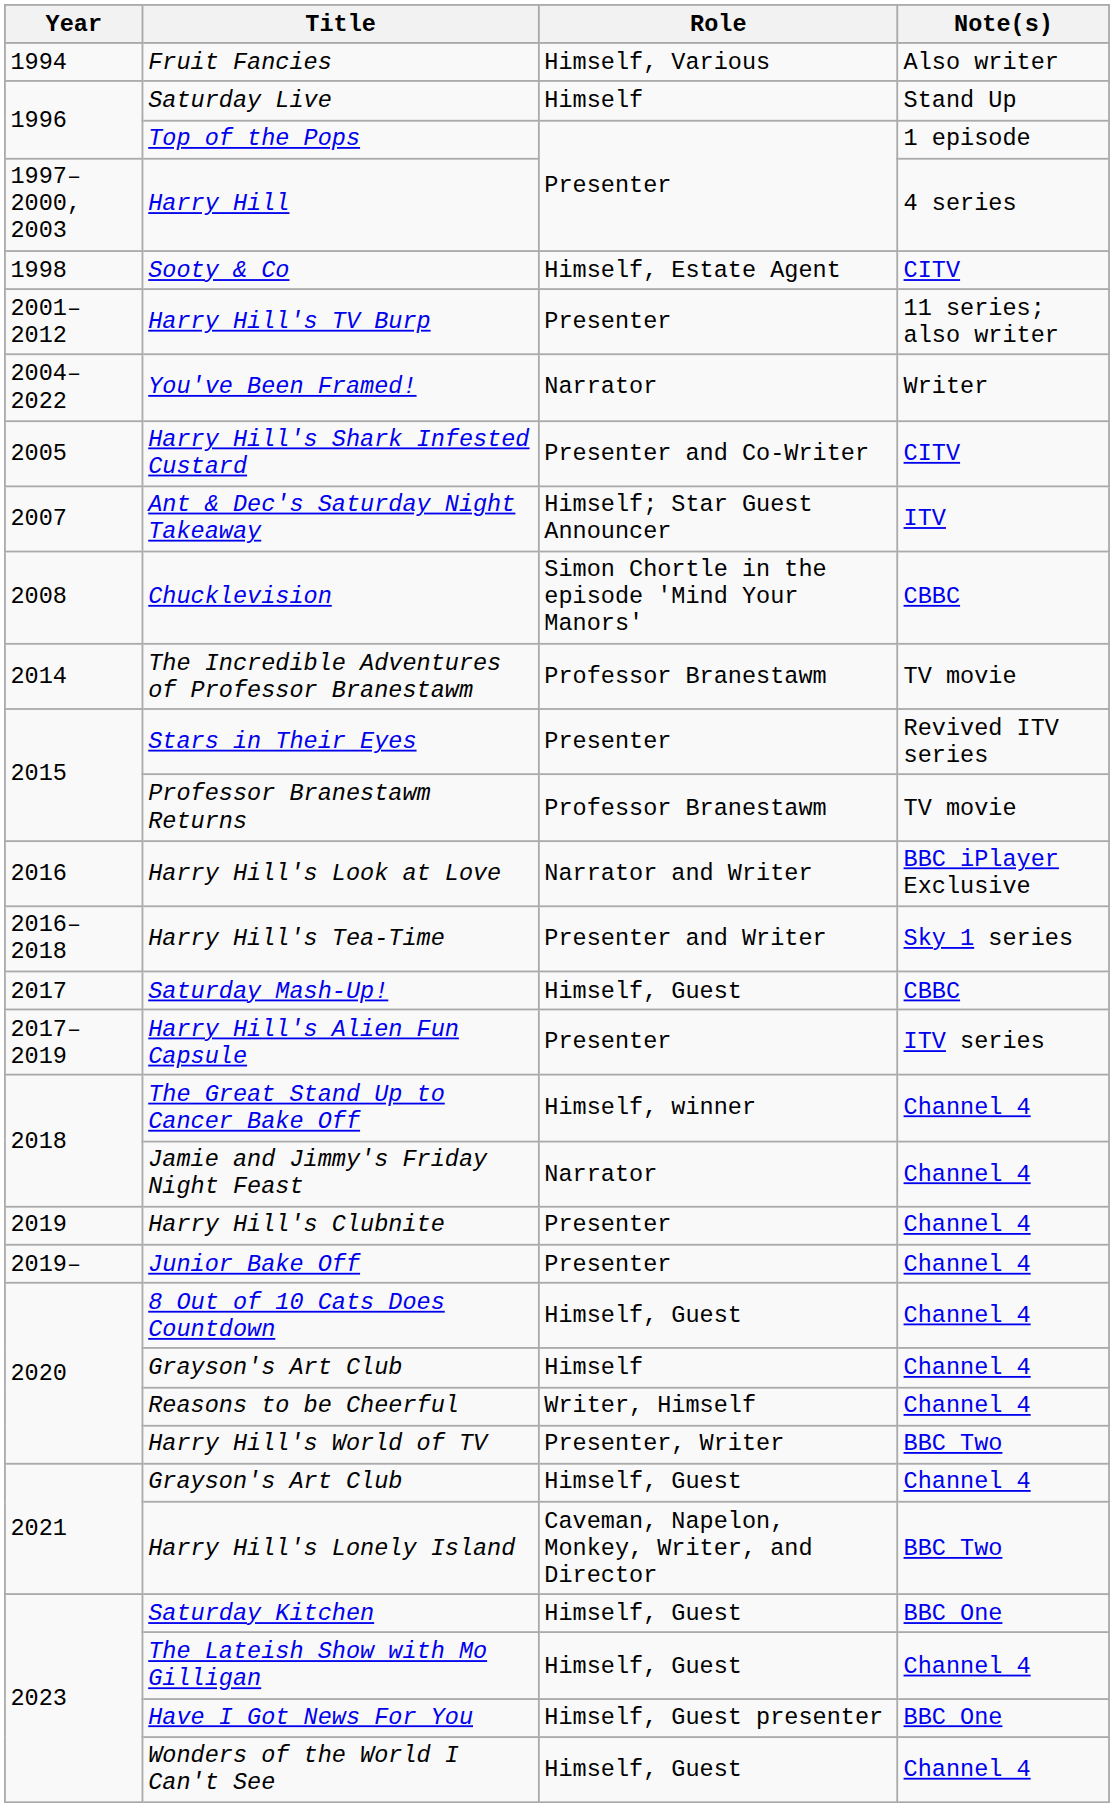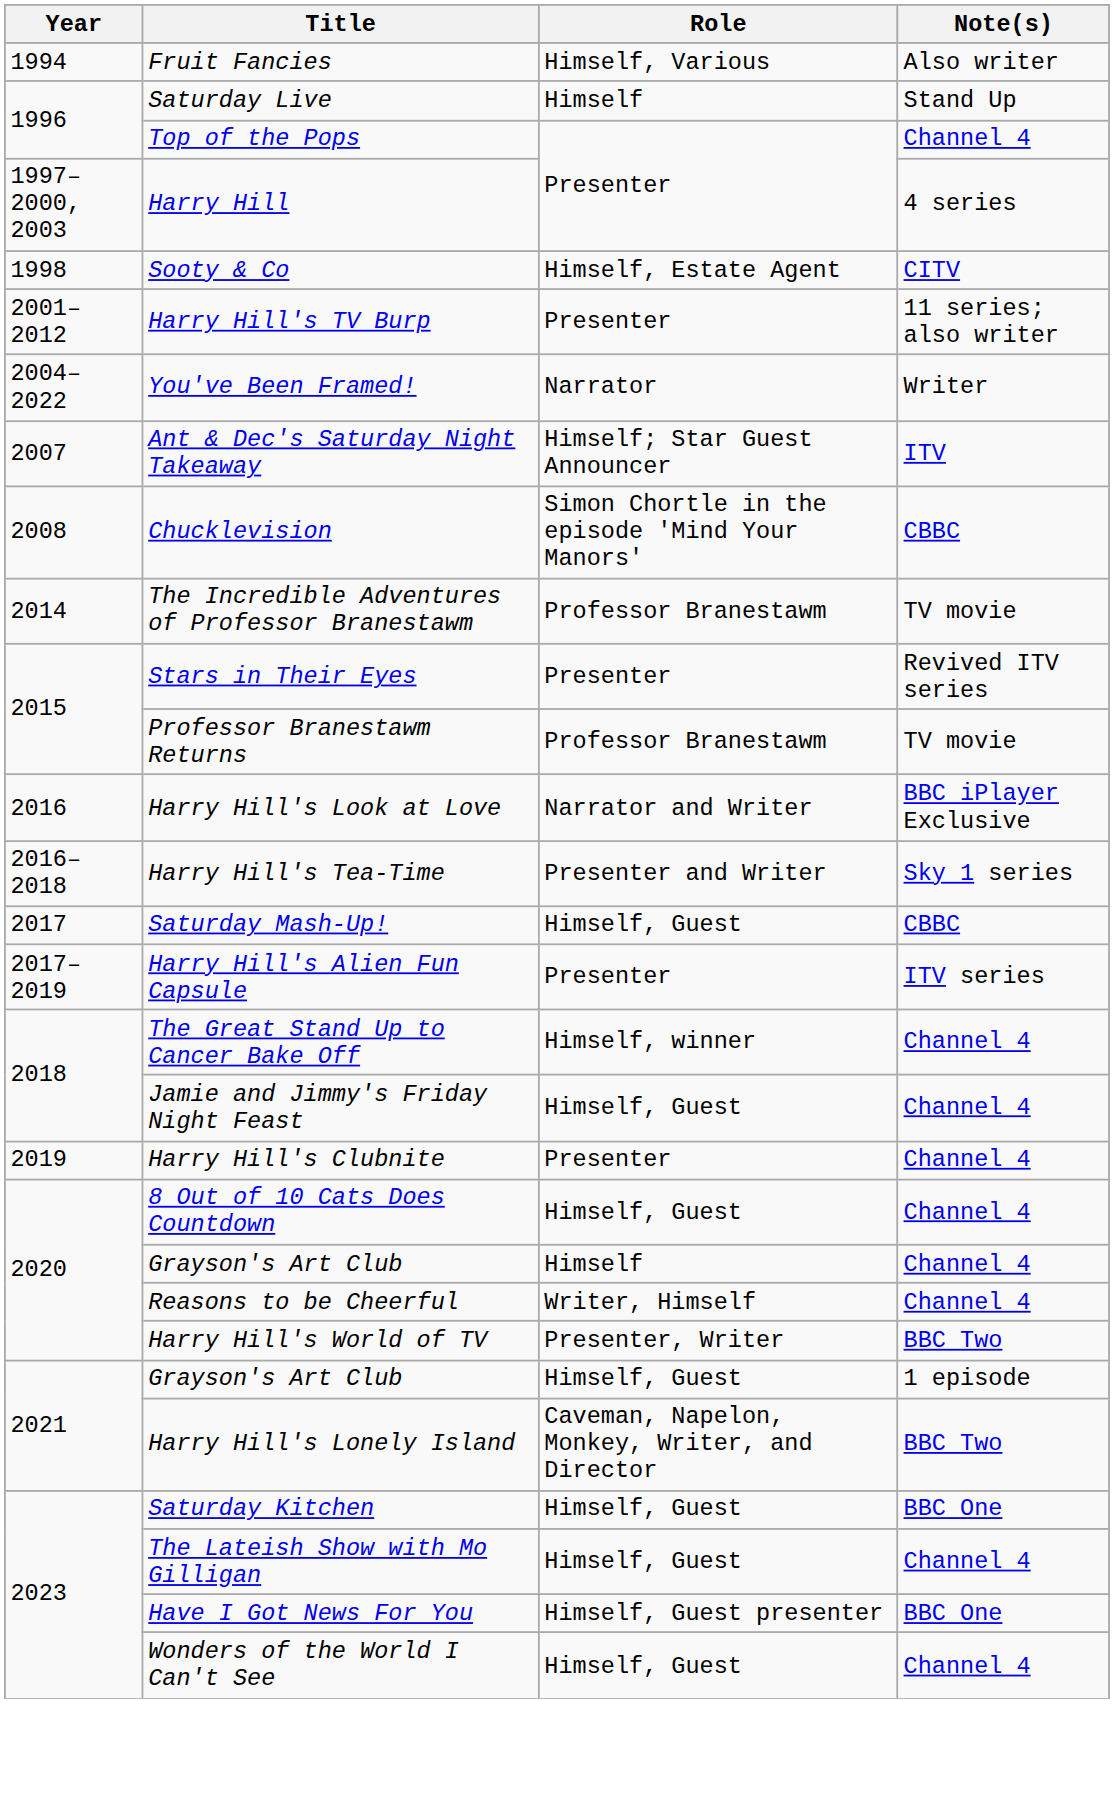(967, 139) 1 episode -> (967, 139) Channel 4
- row: (39, 453)
(601, 1174) Narrator -> (643, 1108) Himself, Guest
- row: (46, 1264)
(967, 1483) Channel 4 -> (967, 1379) 1 episode
